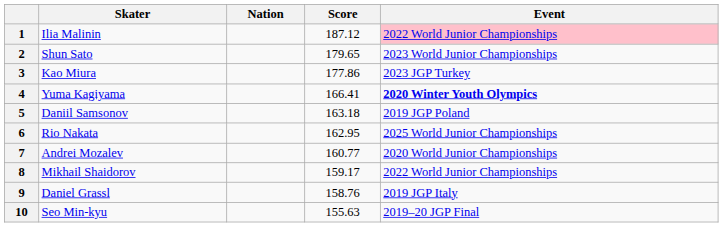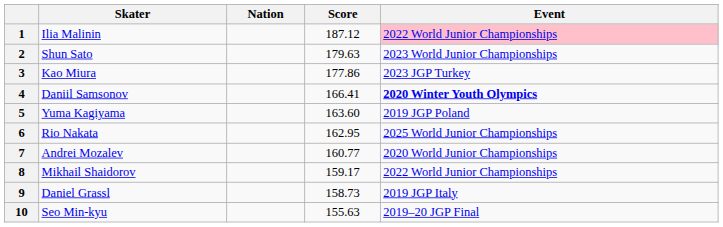(343, 53) 179.65 -> (343, 53) 179.63
(83, 93) Yuma Kagiyama -> (85, 93) Daniil Samsonov
(85, 113) Daniil Samsonov -> (83, 113) Yuma Kagiyama
(343, 113) 163.18 -> (343, 113) 163.60
(343, 192) 158.76 -> (343, 192) 158.73
